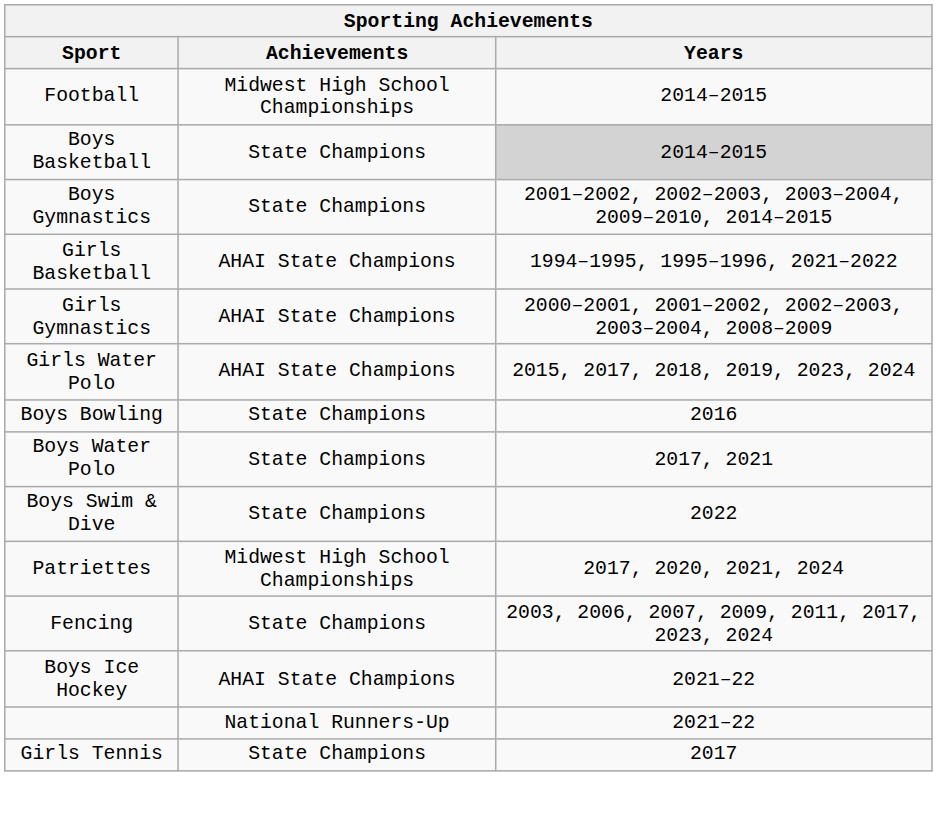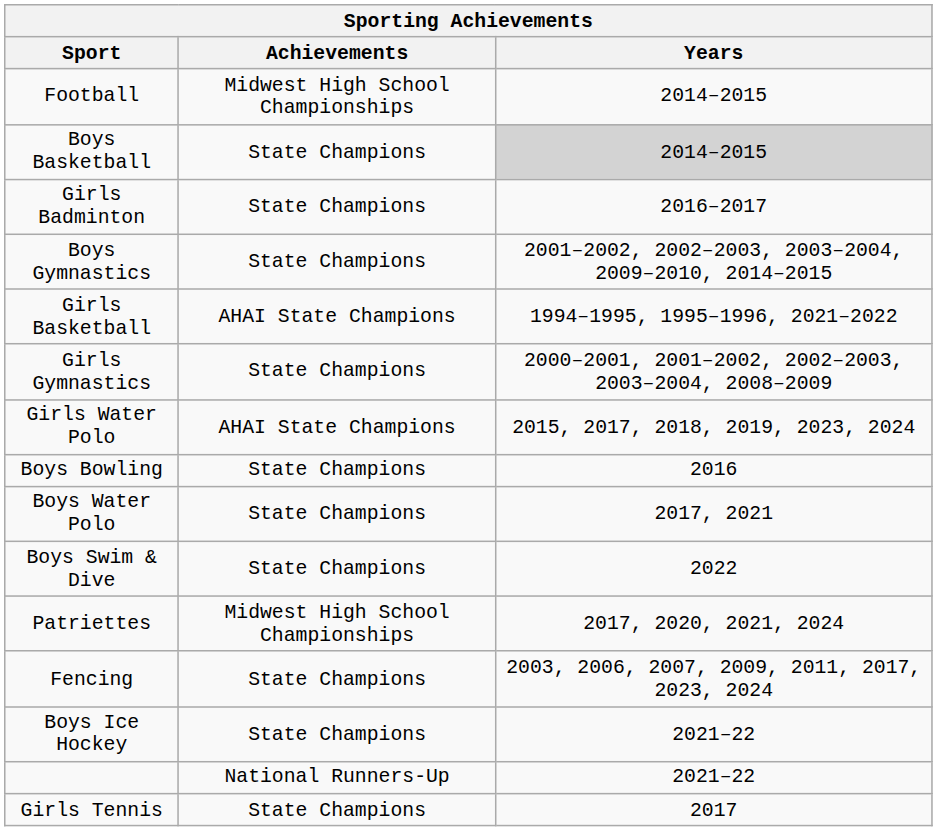+ row: (92, 207)
(337, 317) AHAI State Champions -> (337, 372) State Champions
(337, 679) AHAI State Champions -> (337, 734) State Champions
